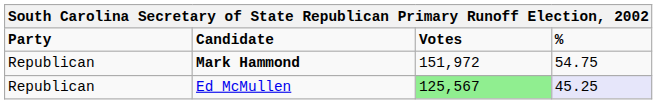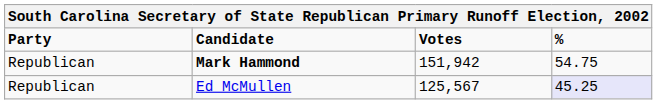(449, 63) 151,972 -> (449, 63) 151,942
(449, 87) lightgreen background -> (449, 87) no background
